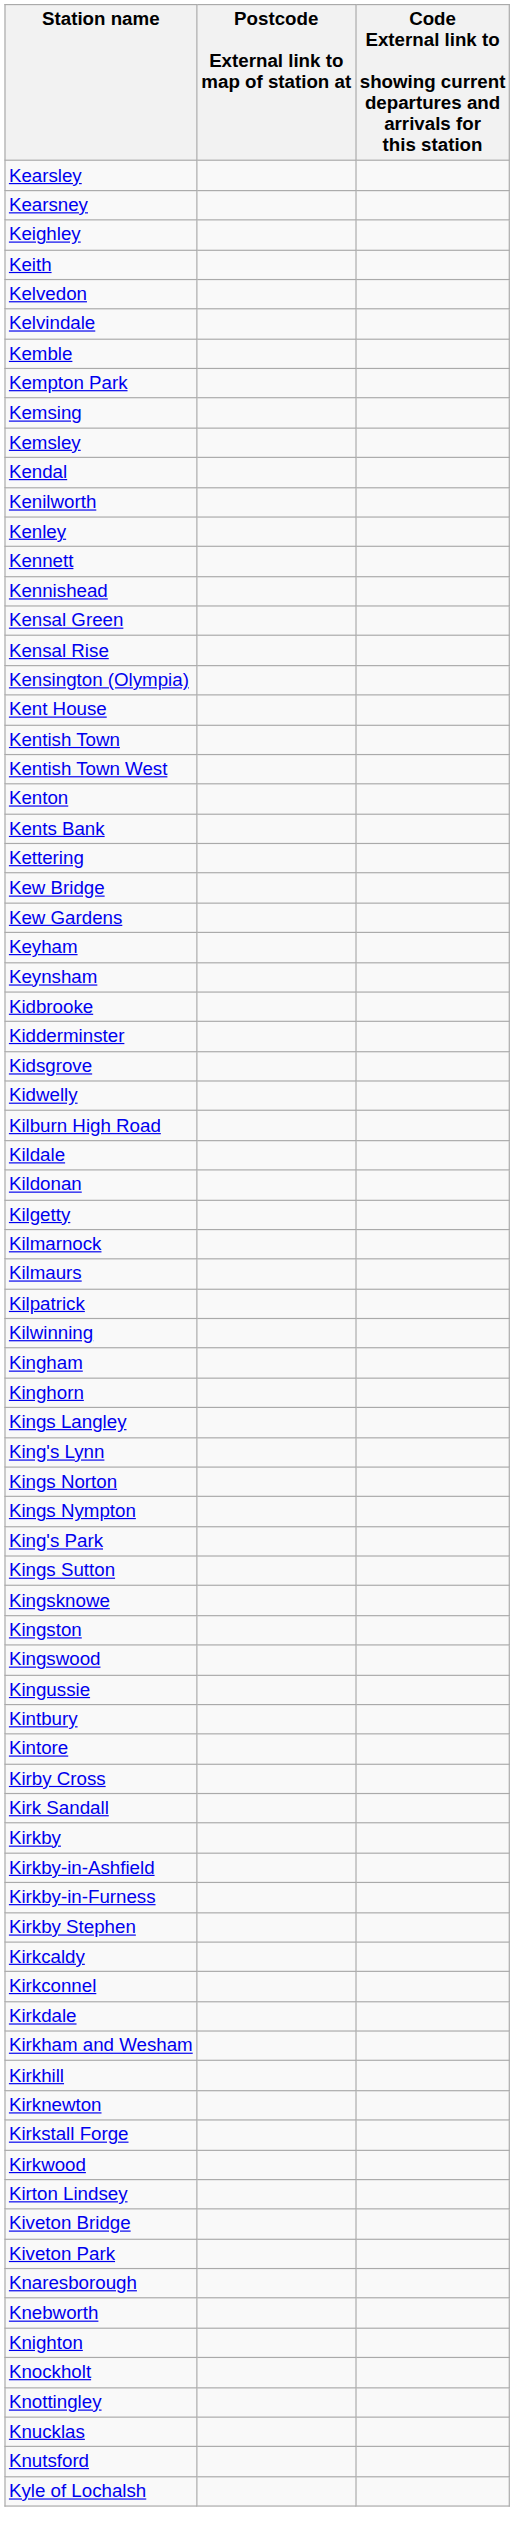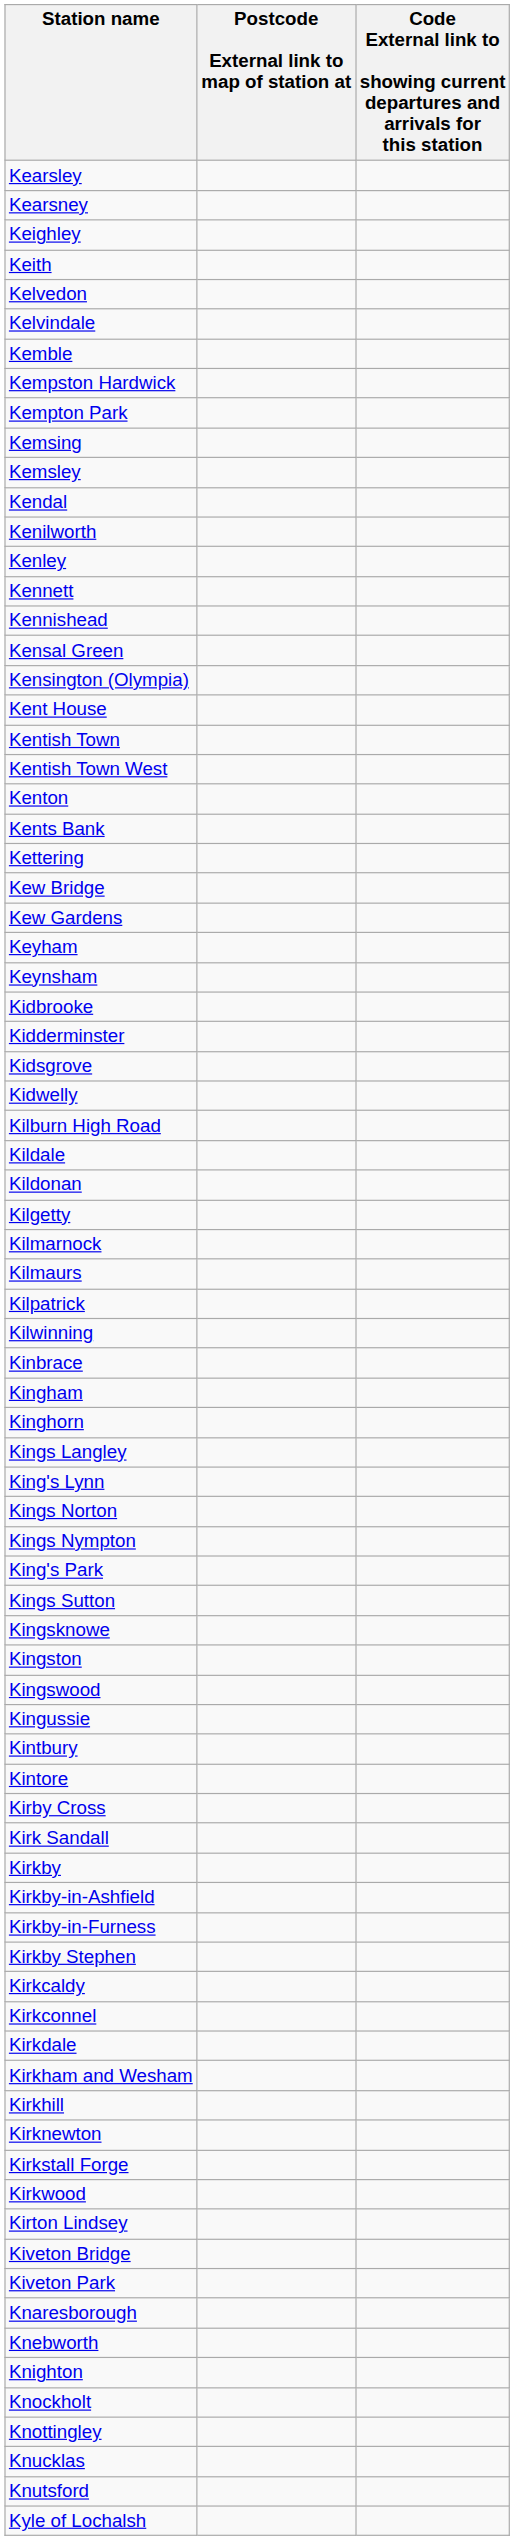+ row: (92, 383)
- row: (59, 650)
+ row: (46, 1362)
